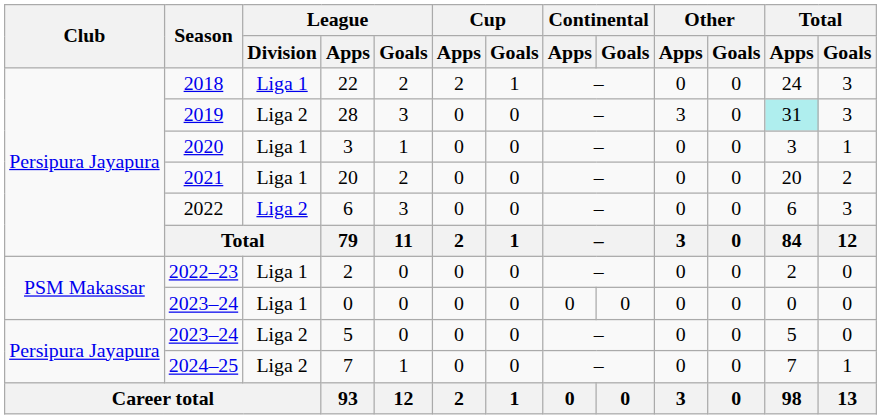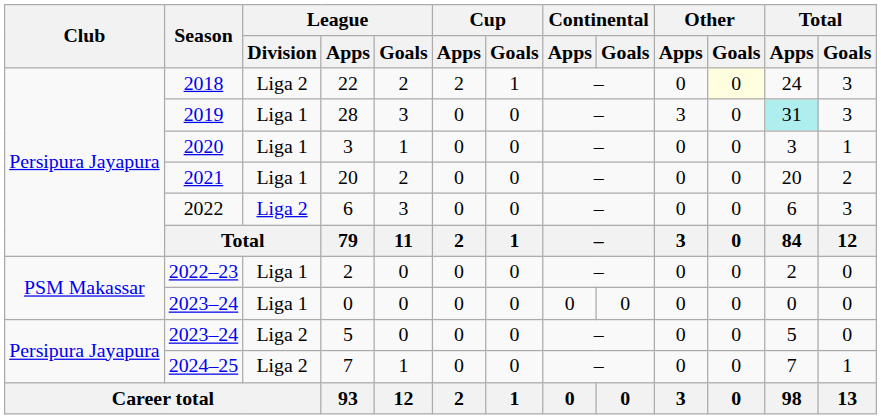(282, 83) Liga 1 -> (282, 83) Liga 2
(736, 83) no background -> (736, 83) lightyellow background
(282, 114) Liga 2 -> (282, 114) Liga 1
